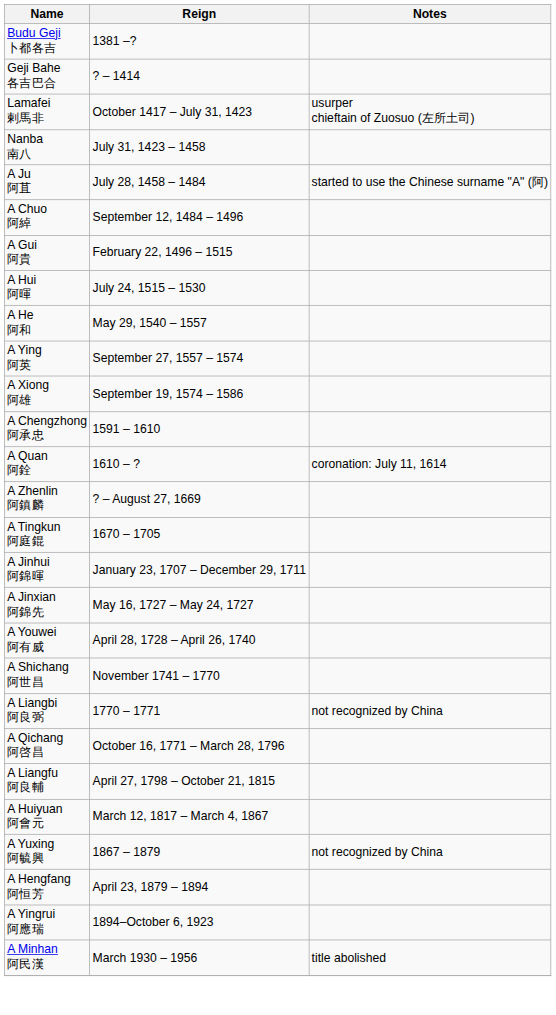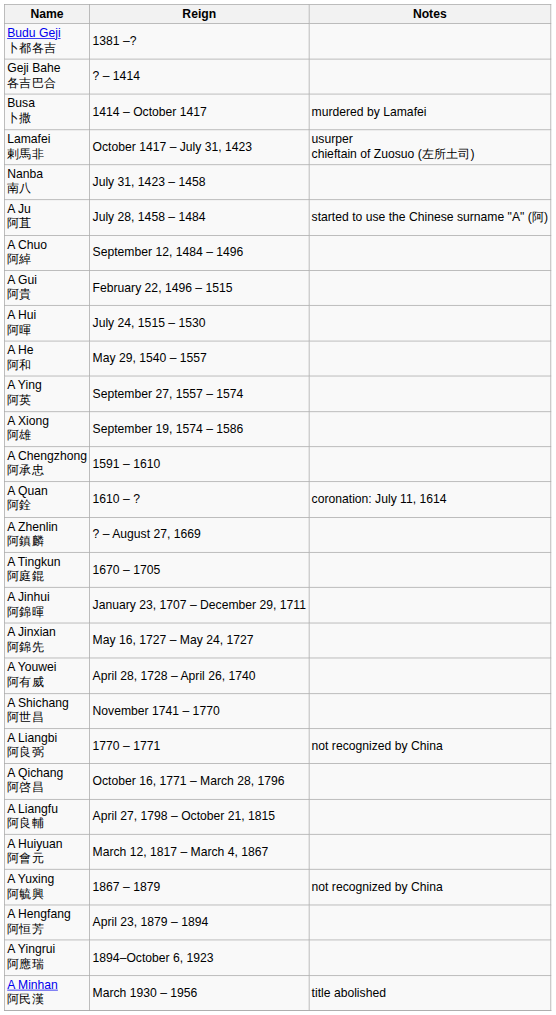+ row: (21, 111)
